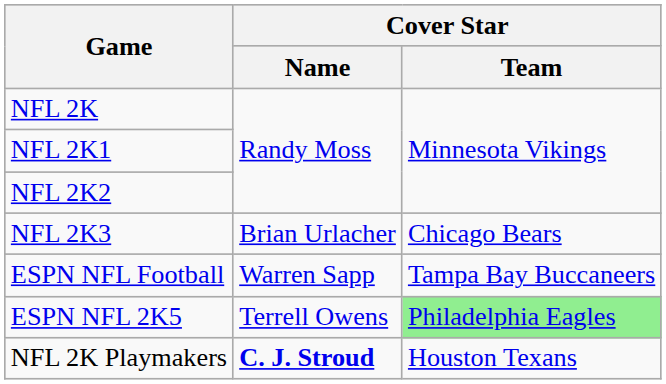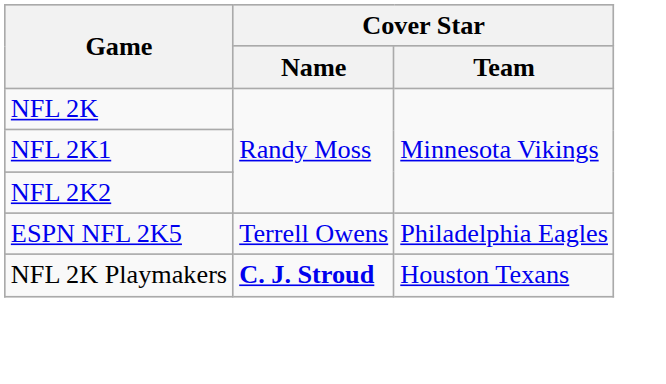- row: (61, 233)
- row: (118, 274)
(512, 316) lightgreen background -> (504, 233) no background
